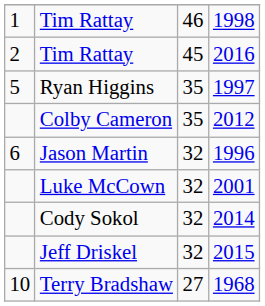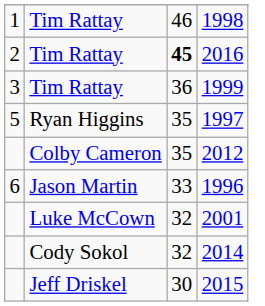(193, 53) normal -> (182, 53) bold
+ row: (223, 86)
(193, 152) 32 -> (182, 185) 33
(193, 251) 32 -> (182, 284) 30
- row: (234, 284)
